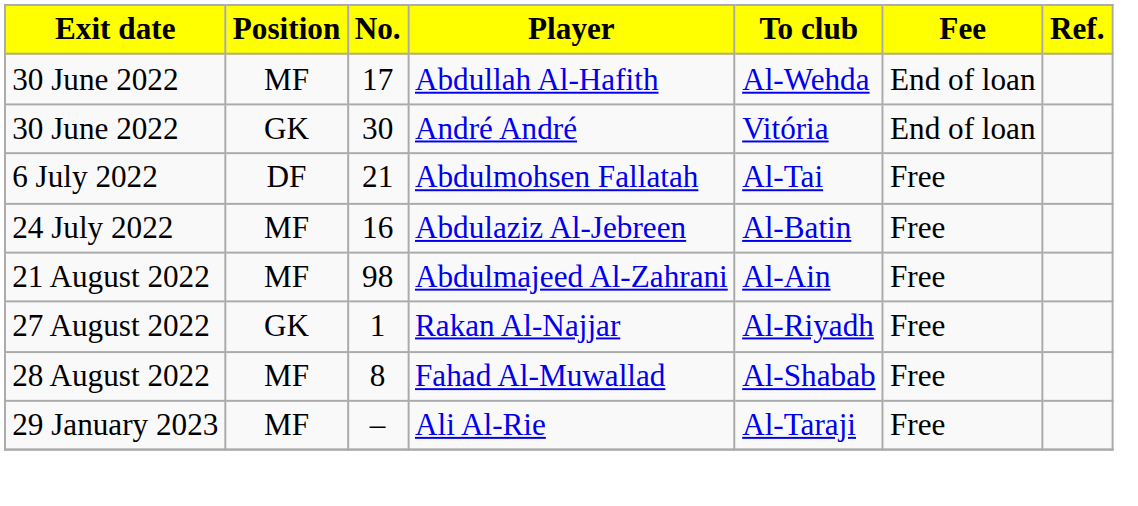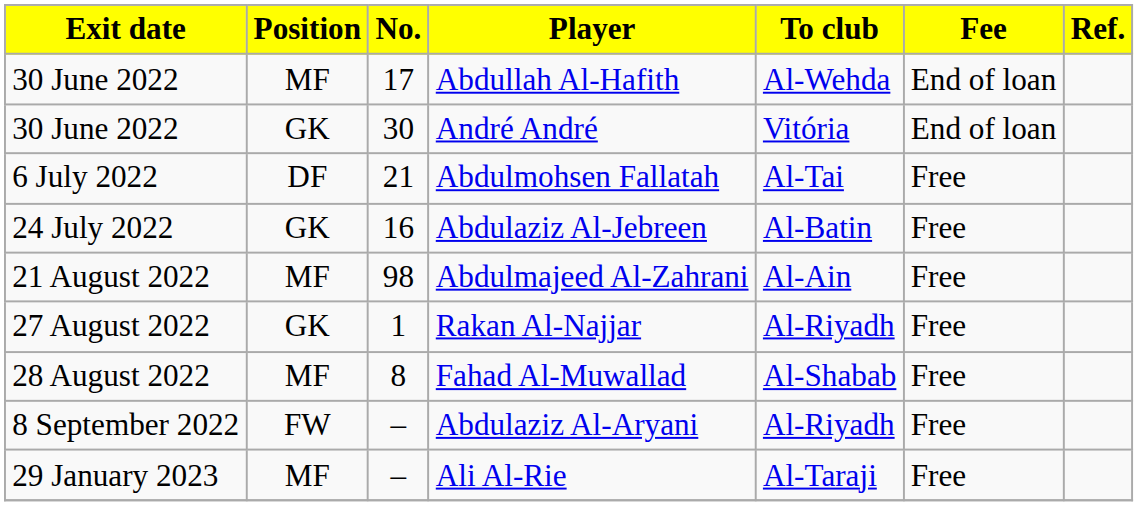(287, 227) MF -> (307, 227) GK
+ row: (567, 425)
